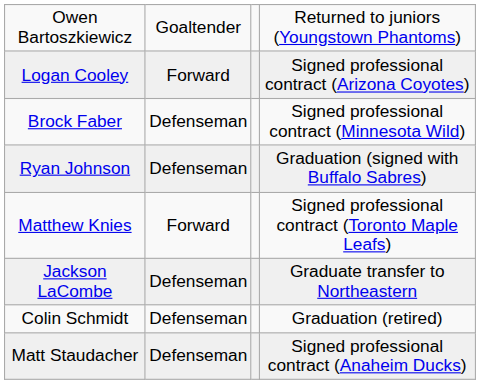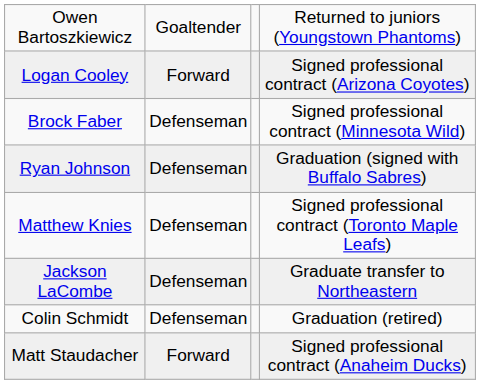(198, 225) Forward -> (198, 225) Defenseman
(198, 355) Defenseman -> (198, 355) Forward
